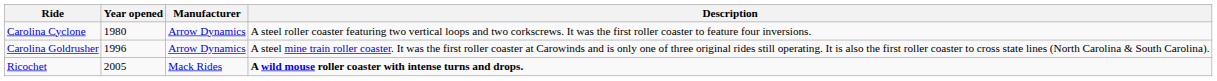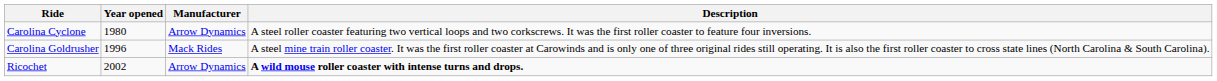(207, 48) Arrow Dynamics -> (195, 48) Mack Rides
(115, 66) 2005 -> (115, 66) 2002
(195, 66) Mack Rides -> (207, 66) Arrow Dynamics
